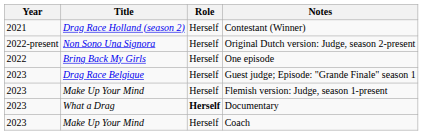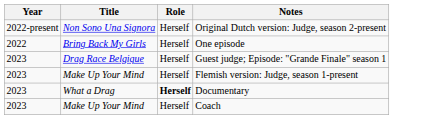- row: (265, 28)
